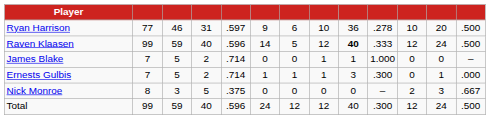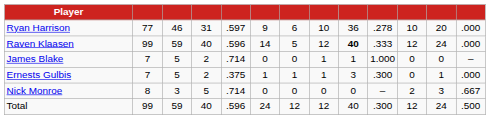(471, 28) .500 -> (471, 28) .000
(471, 43) .500 -> (471, 43) .000
(236, 75) .714 -> (236, 75) .375
(236, 91) .375 -> (236, 91) .714
